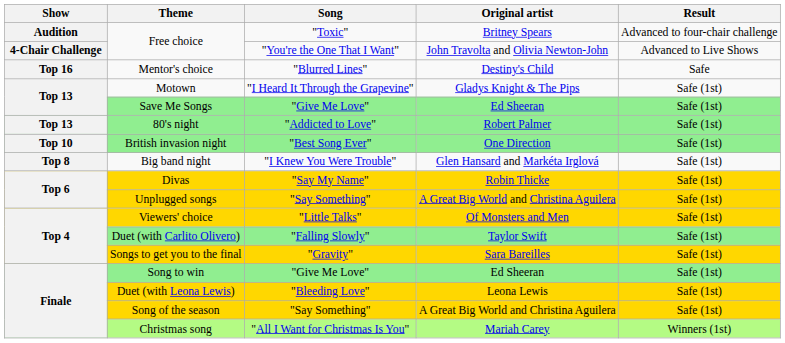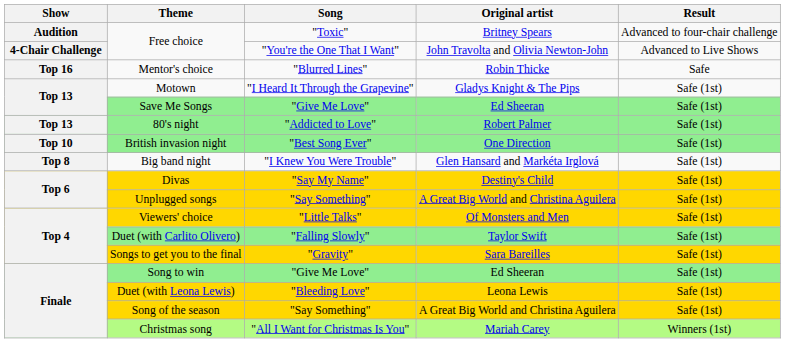(517, 69) Destiny's Child -> (517, 69) Robin Thicke
(517, 180) Robin Thicke -> (517, 180) Destiny's Child
